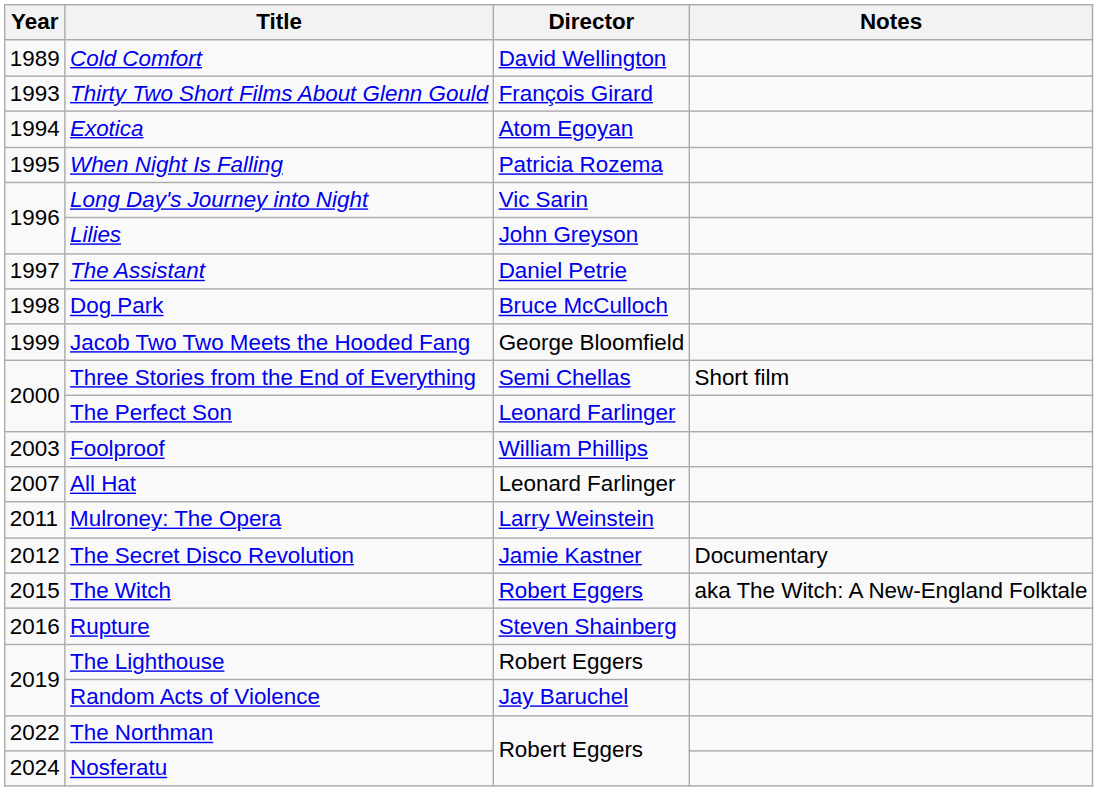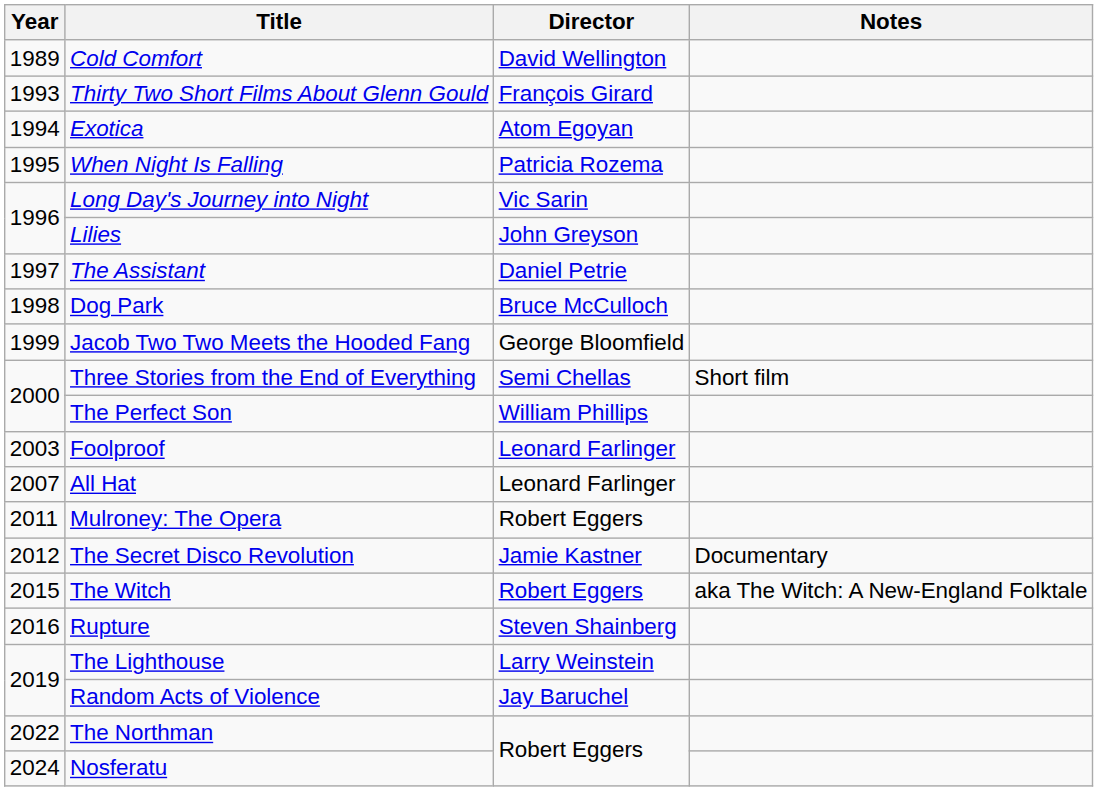(587, 413) Leonard Farlinger -> (573, 413) William Phillips
(573, 448) William Phillips -> (587, 448) Leonard Farlinger
(576, 519) Larry Weinstein -> (571, 519) Robert Eggers
(571, 661) Robert Eggers -> (576, 661) Larry Weinstein
